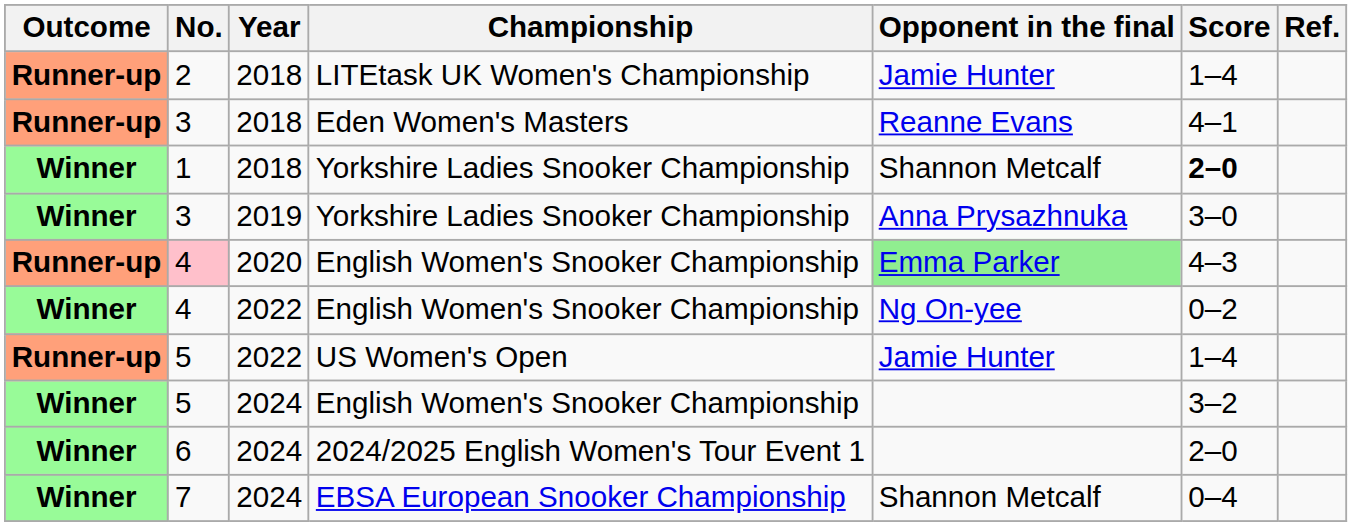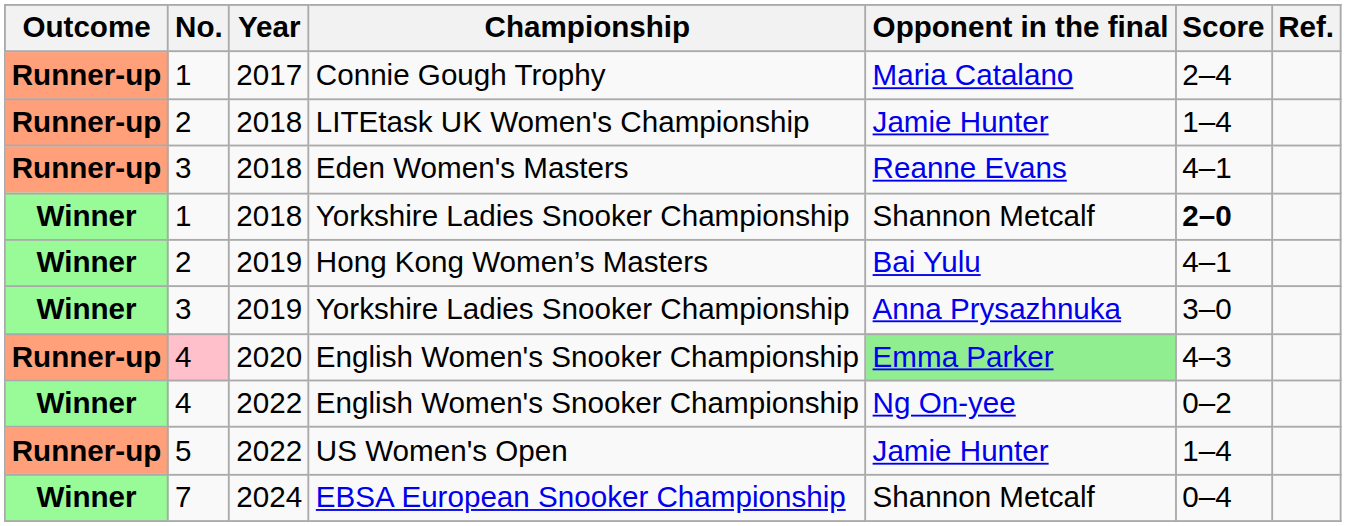+ row: (269, 74)
+ row: (269, 262)
- row: (269, 403)
- row: (269, 450)
